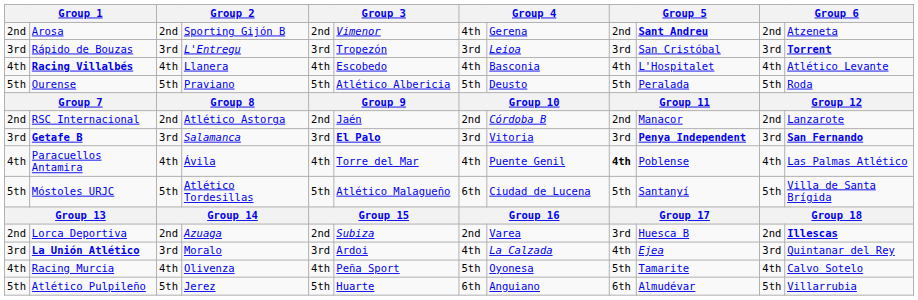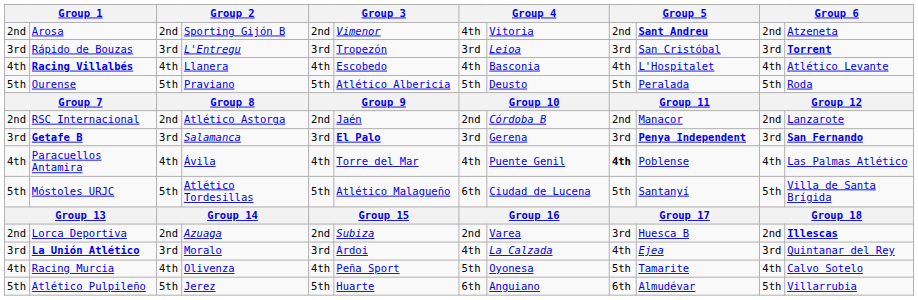(508, 31) Gerena -> (511, 31) Vitoria
(511, 137) Vitoria -> (508, 137) Gerena
